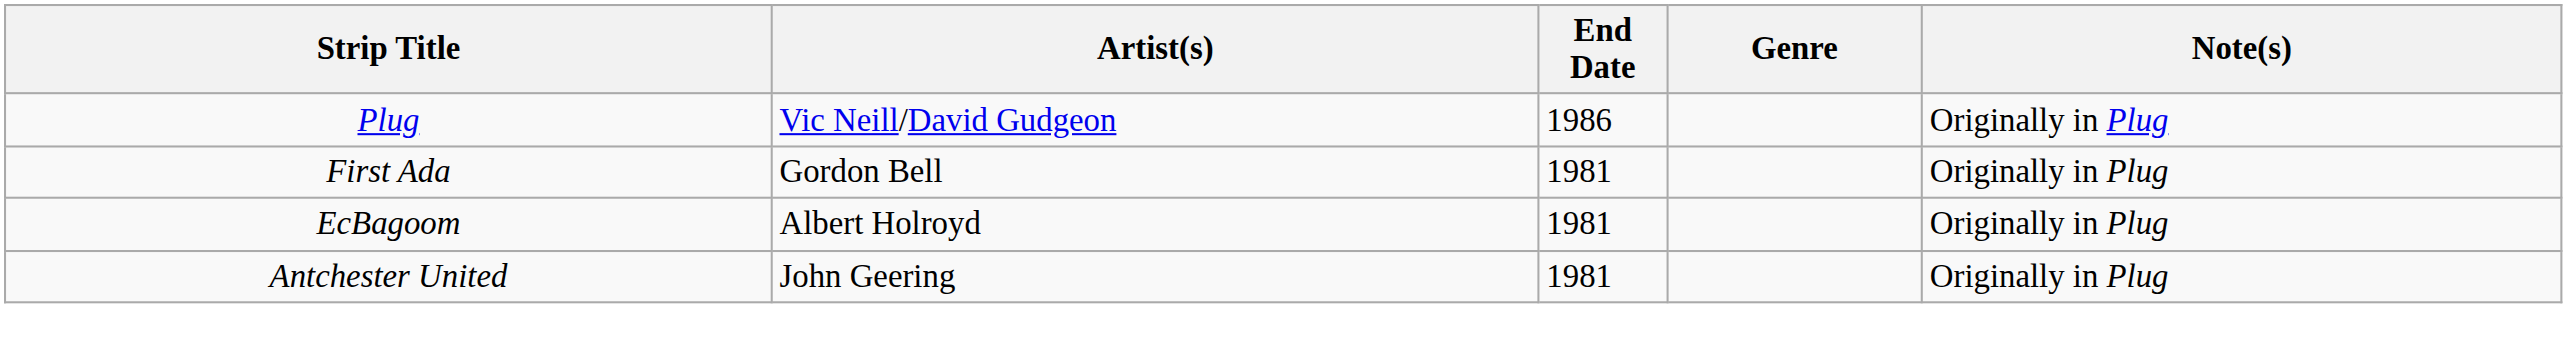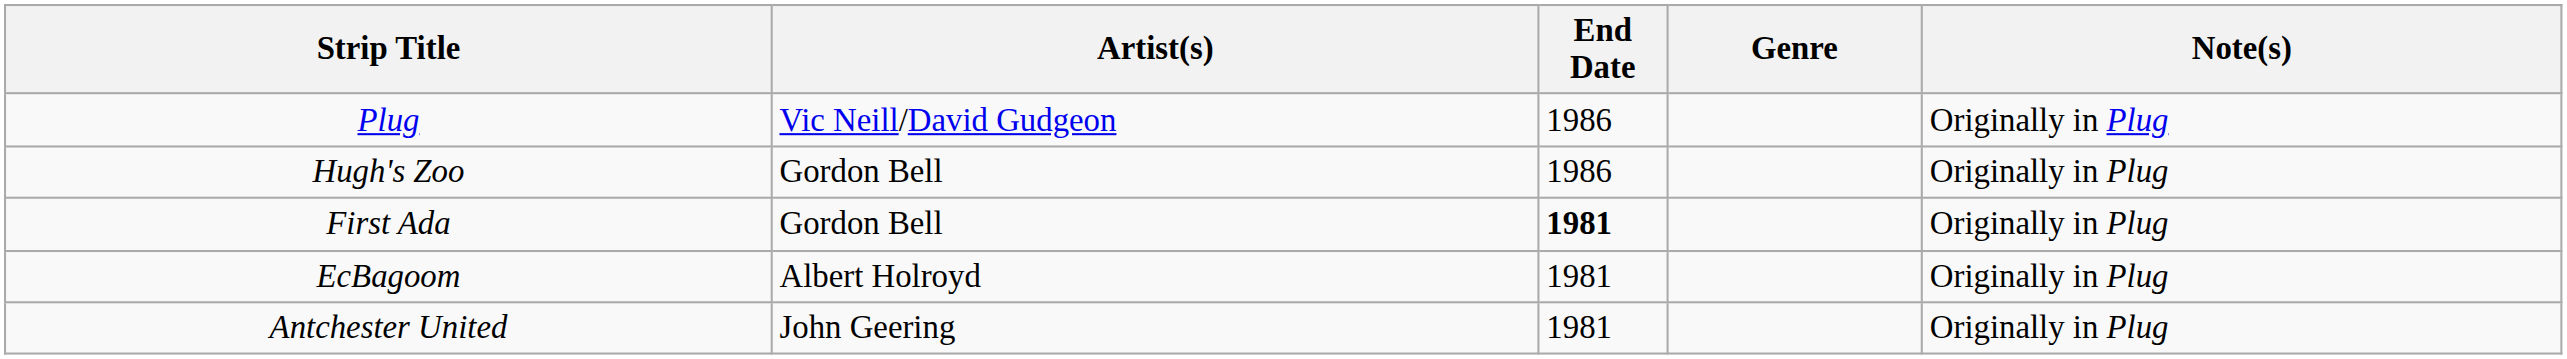+ row: (388, 171)
(1579, 171) normal -> (1579, 223) bold
